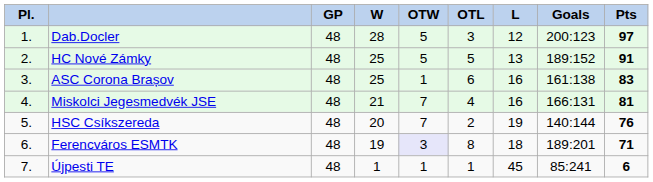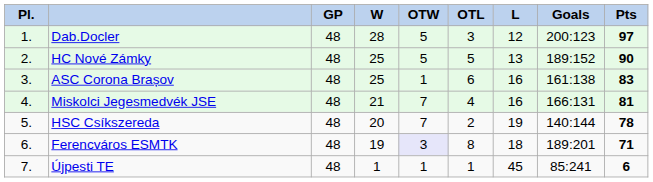(626, 58) 91 -> (626, 58) 90
(626, 123) 76 -> (626, 123) 78
